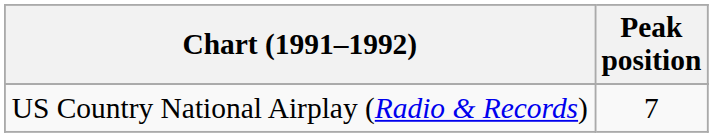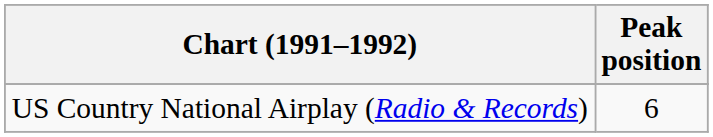(651, 107) 7 -> (651, 107) 6
